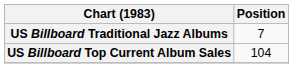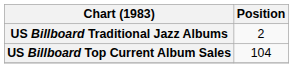(261, 33) 7 -> (261, 33) 2
